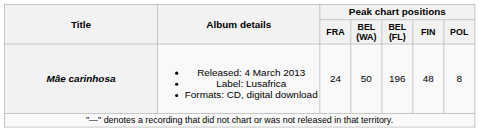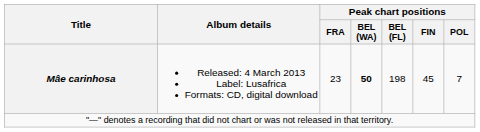(335, 78) 24 -> (335, 78) 23
(366, 78) normal -> (366, 78) bold
(397, 78) 196 -> (397, 78) 198
(428, 78) 48 -> (428, 78) 45
(459, 78) 8 -> (459, 78) 7
